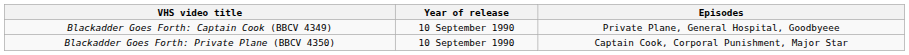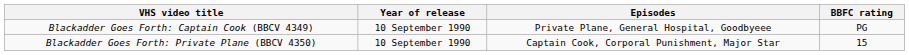+ column: (862, 12)
